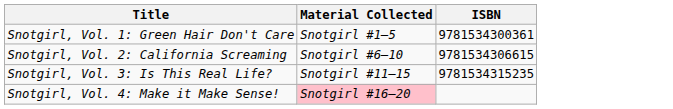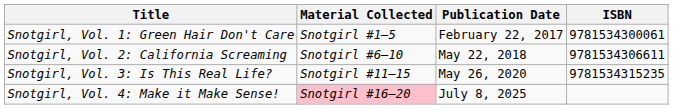+ column: (501, 14)
(486, 34) 9781534300361 -> (617, 34) 9781534300061
(486, 54) 9781534306615 -> (617, 54) 9781534306611
